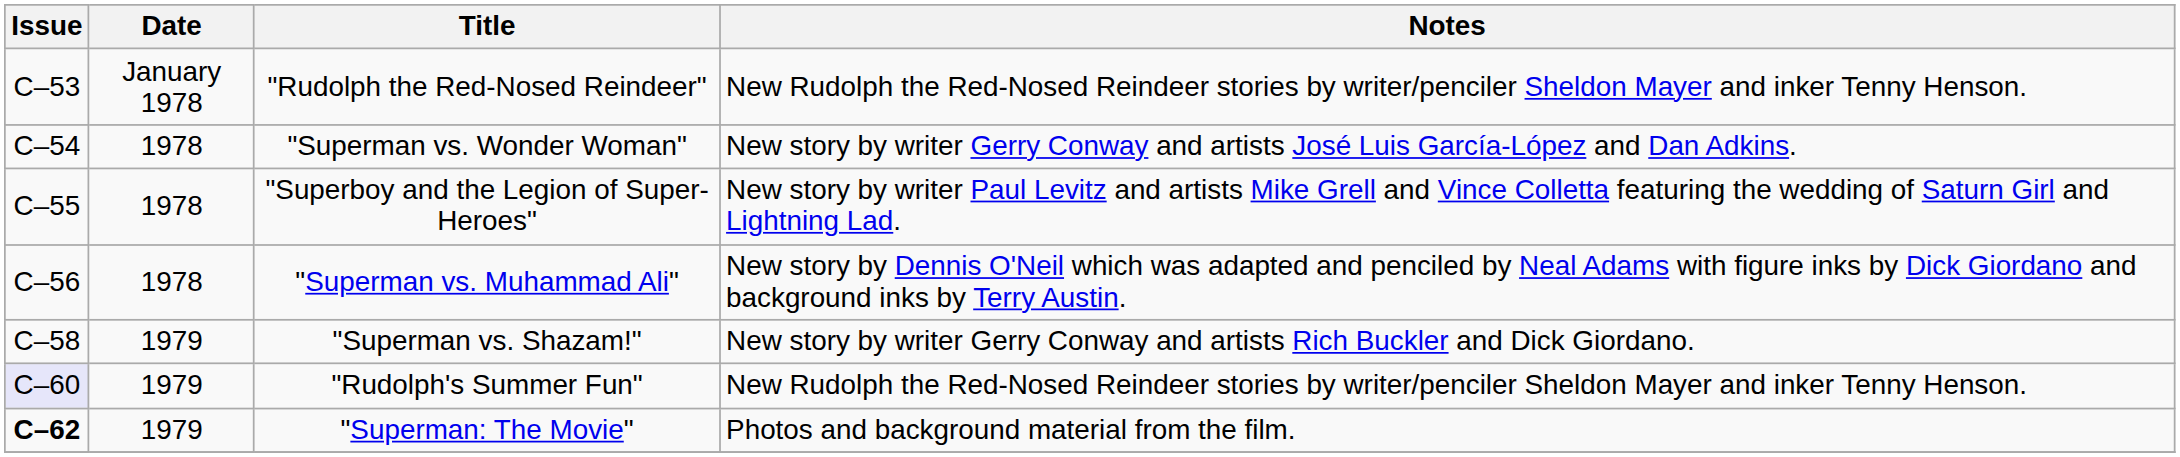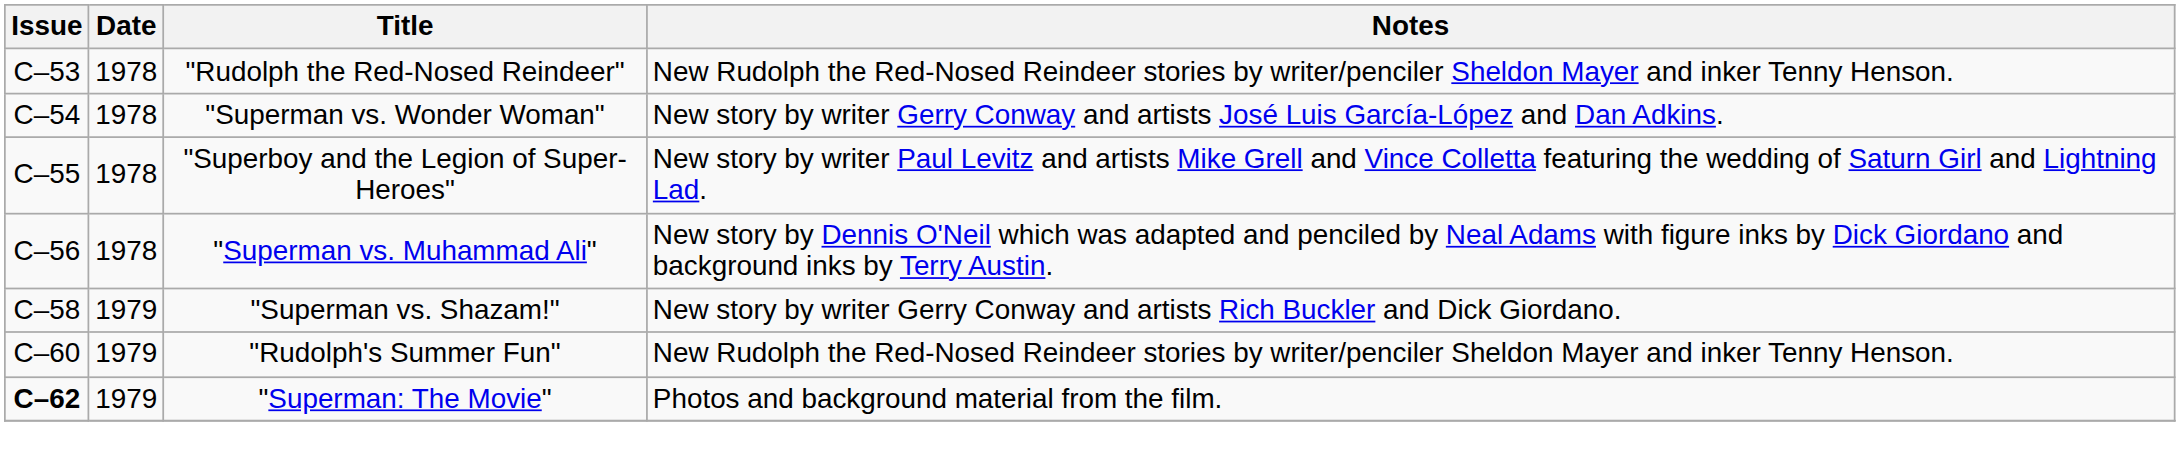(172, 86) January 1978 -> (126, 70) 1978
(47, 385) lavender background -> (47, 354) no background
